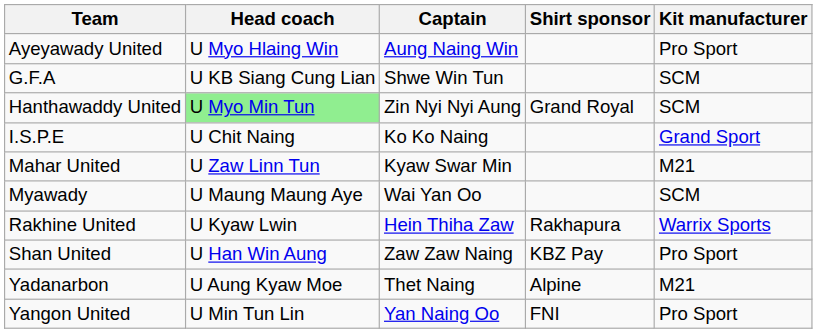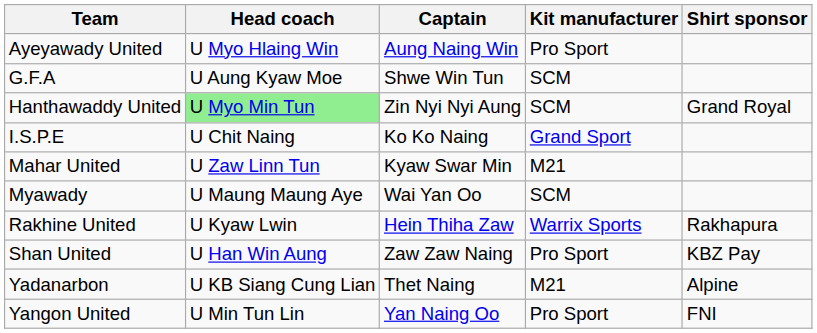columns swapped: (733, 19) <-> (590, 19)
(283, 78) U KB Siang Cung Lian -> (266, 78) U Aung Kyaw Moe
(266, 284) U Aung Kyaw Moe -> (283, 284) U KB Siang Cung Lian
